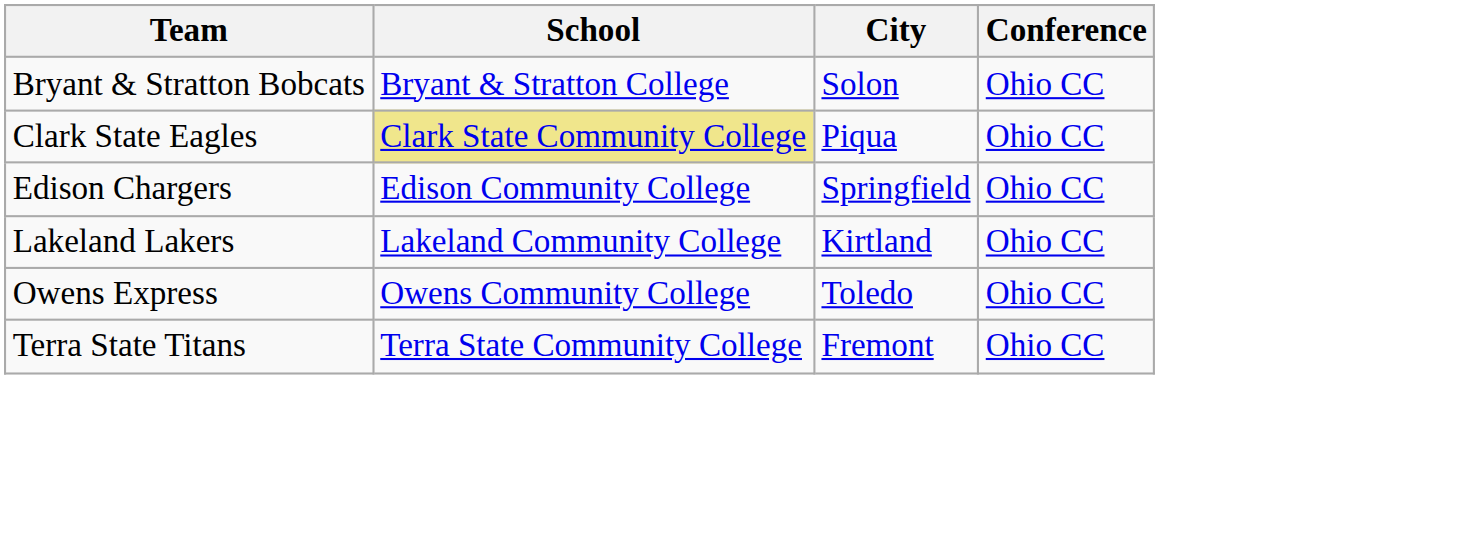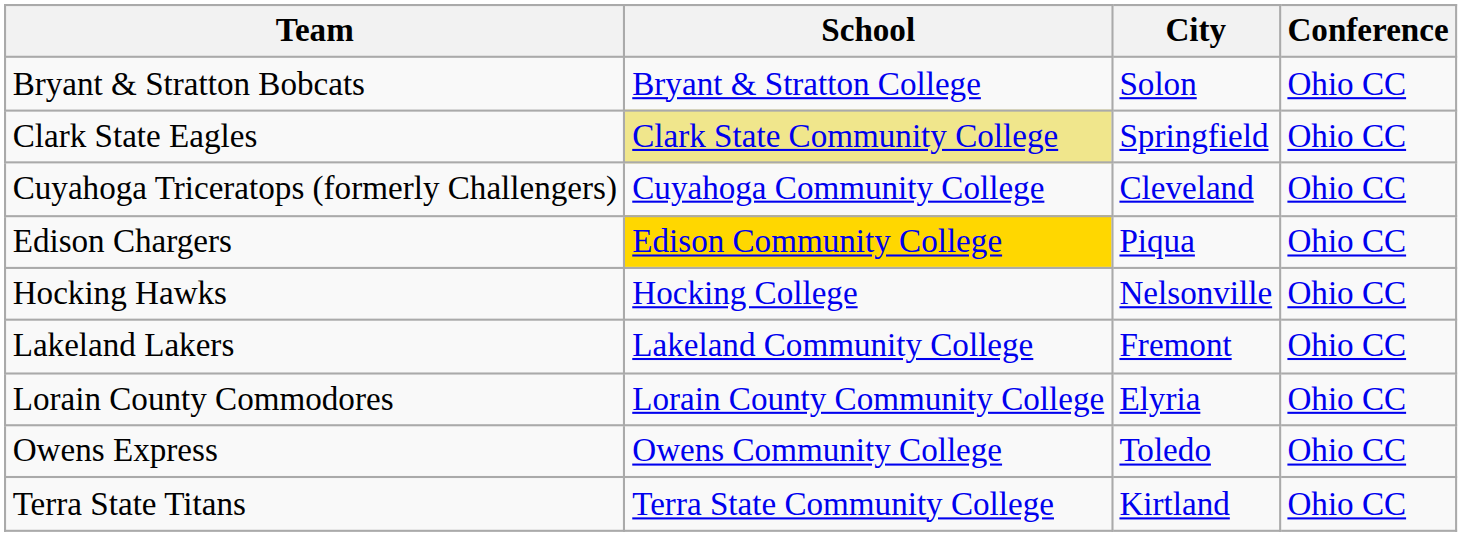(859, 135) Piqua -> (1194, 135) Springfield
+ row: (315, 188)
(565, 188) no background -> (817, 240) gold background
(896, 188) Springfield -> (1157, 240) Piqua
+ row: (120, 293)
(877, 240) Kirtland -> (1176, 345) Fremont
+ row: (203, 398)
(878, 345) Fremont -> (1175, 503) Kirtland
